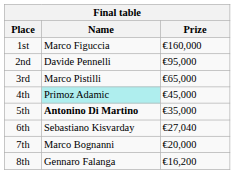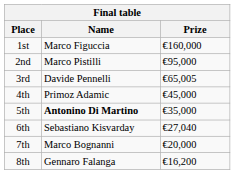(77, 62) Davide Pennelli -> (72, 62) Marco Pistilli
(72, 78) Marco Pistilli -> (77, 78) Davide Pennelli
(179, 78) €65,000 -> (179, 78) €65,005
(77, 95) paleturquoise background -> (77, 95) no background
